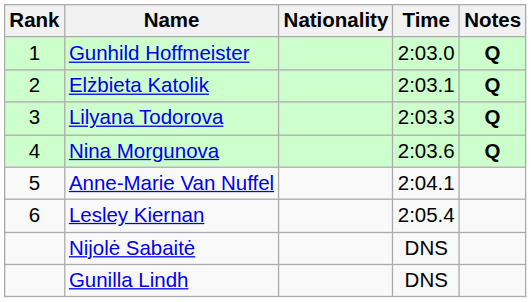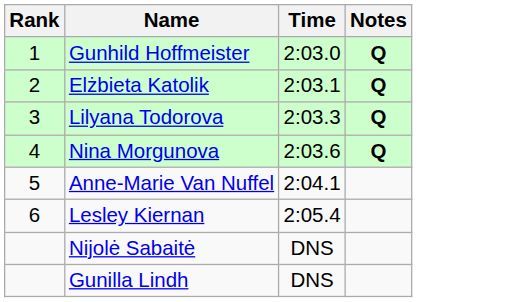- column: (336, 20)
